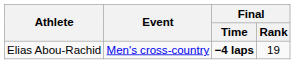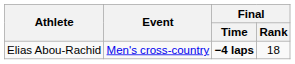(273, 50) 19 -> (273, 50) 18
